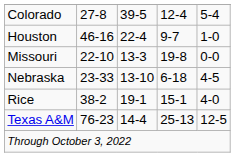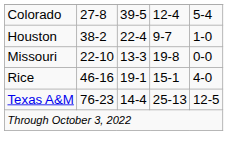(97, 36) 46-16 -> (93, 36) 38-2
- row: (36, 78)
(93, 99) 38-2 -> (97, 78) 46-16
